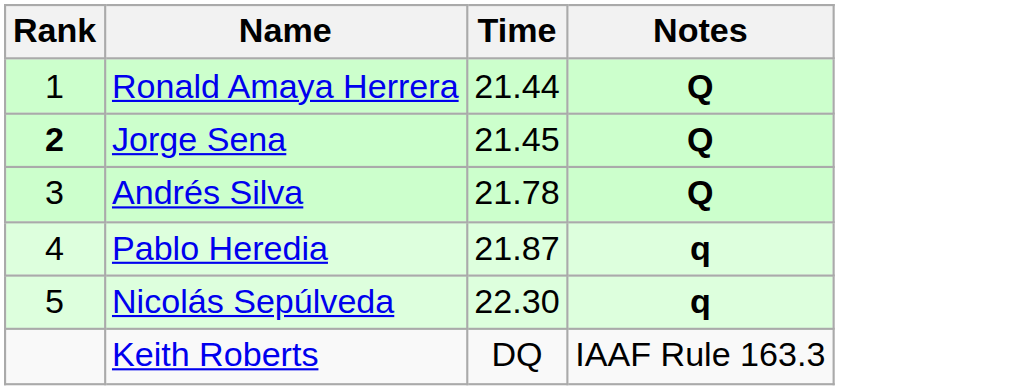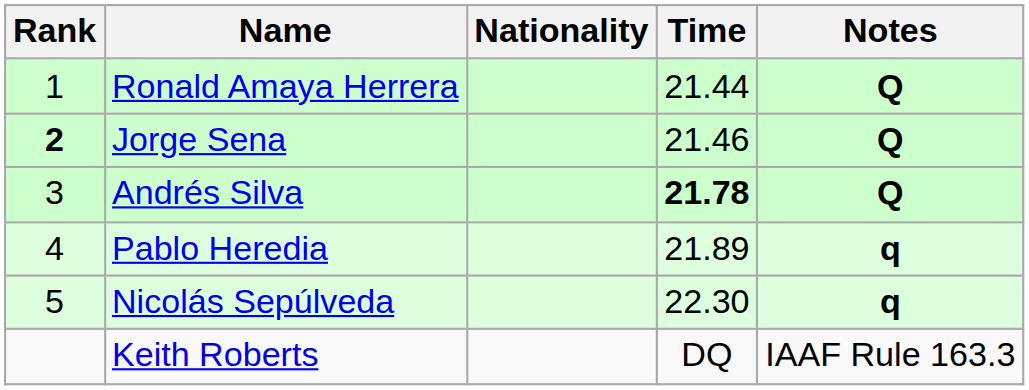+ column: (561, 31)
(517, 139) 21.45 -> (707, 139) 21.46
(517, 193) normal -> (707, 193) bold
(517, 247) 21.87 -> (707, 247) 21.89
